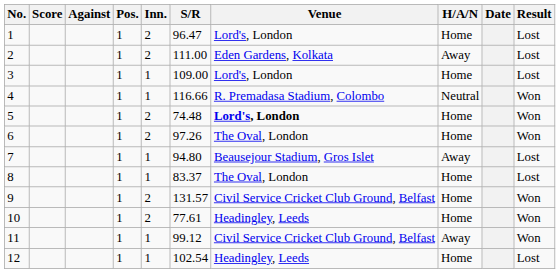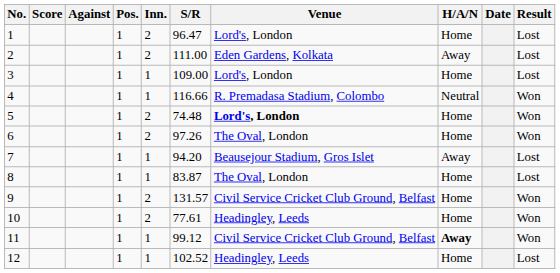(187, 156) 94.80 -> (187, 156) 94.20
(187, 177) 83.37 -> (187, 177) 83.87
(456, 237) normal -> (456, 237) bold
(190, 258) 102.54 -> (190, 258) 102.52
